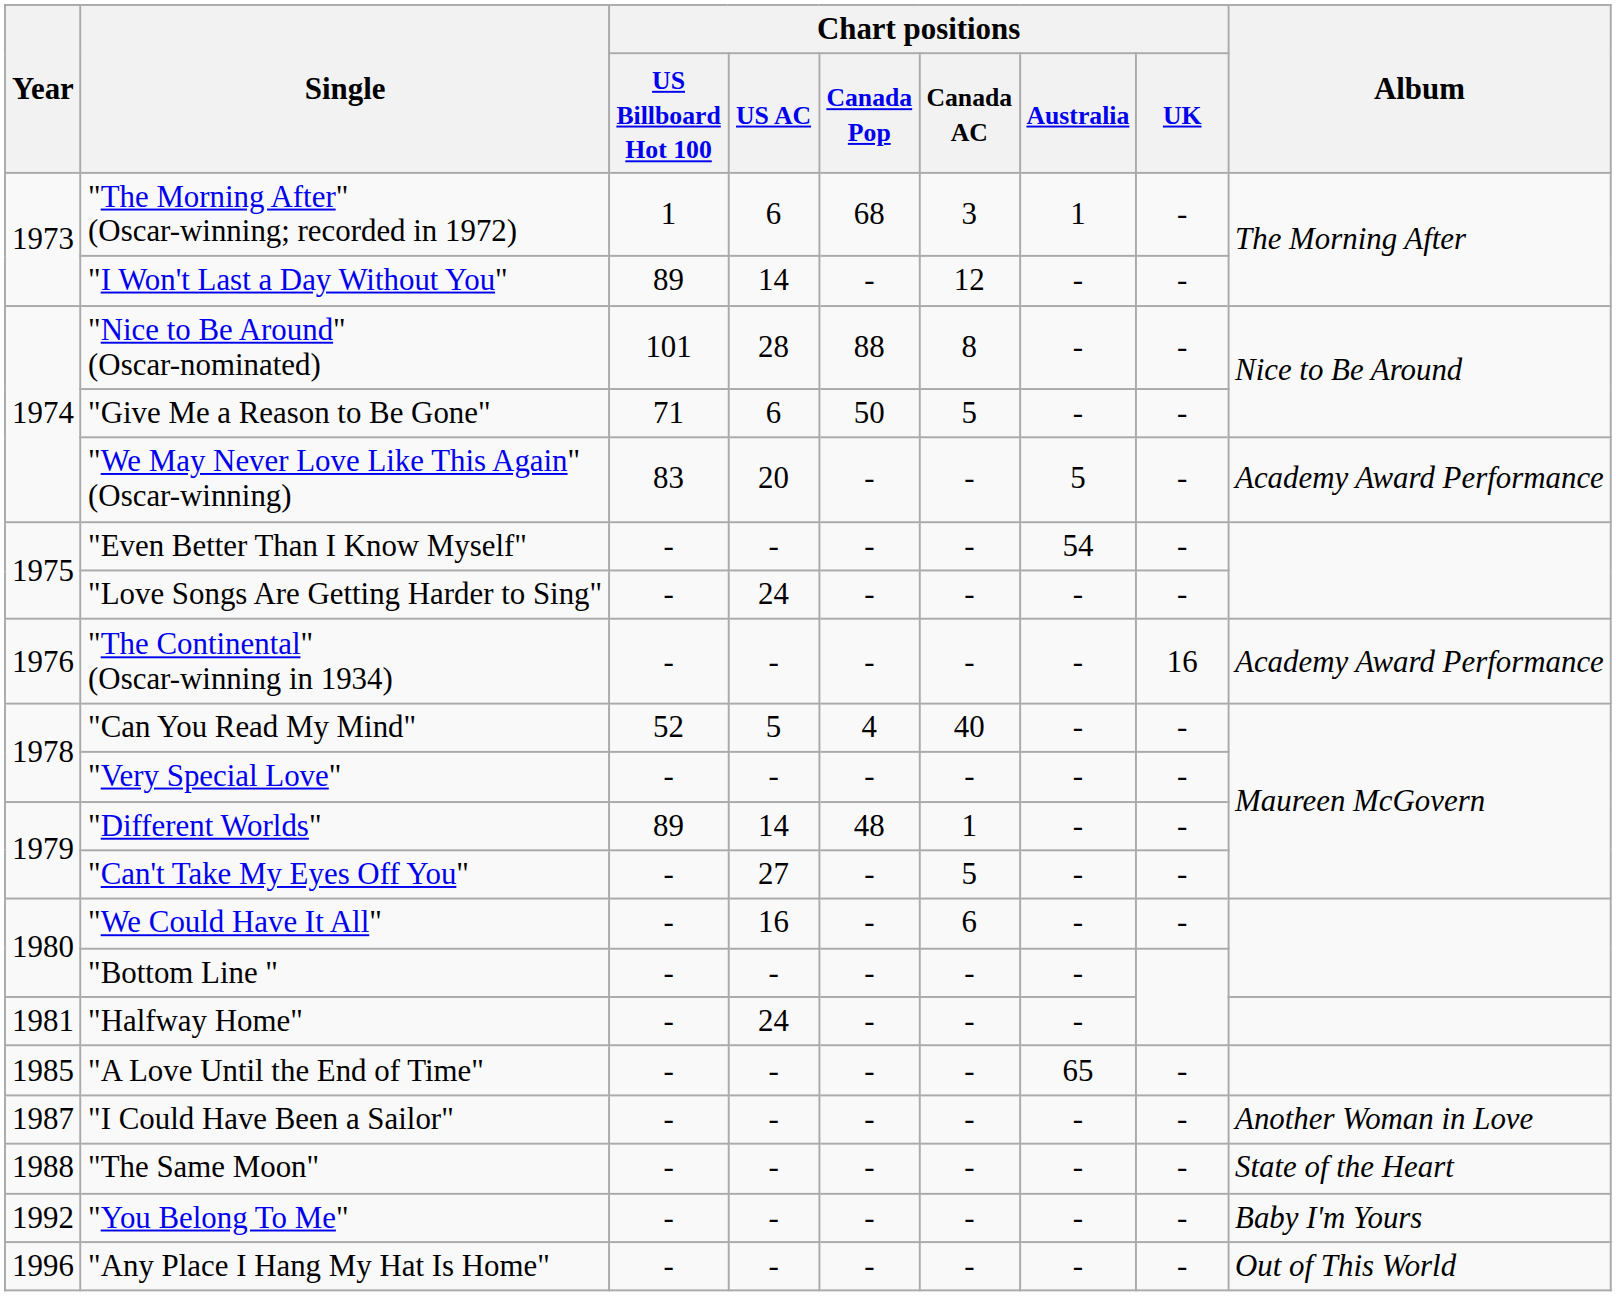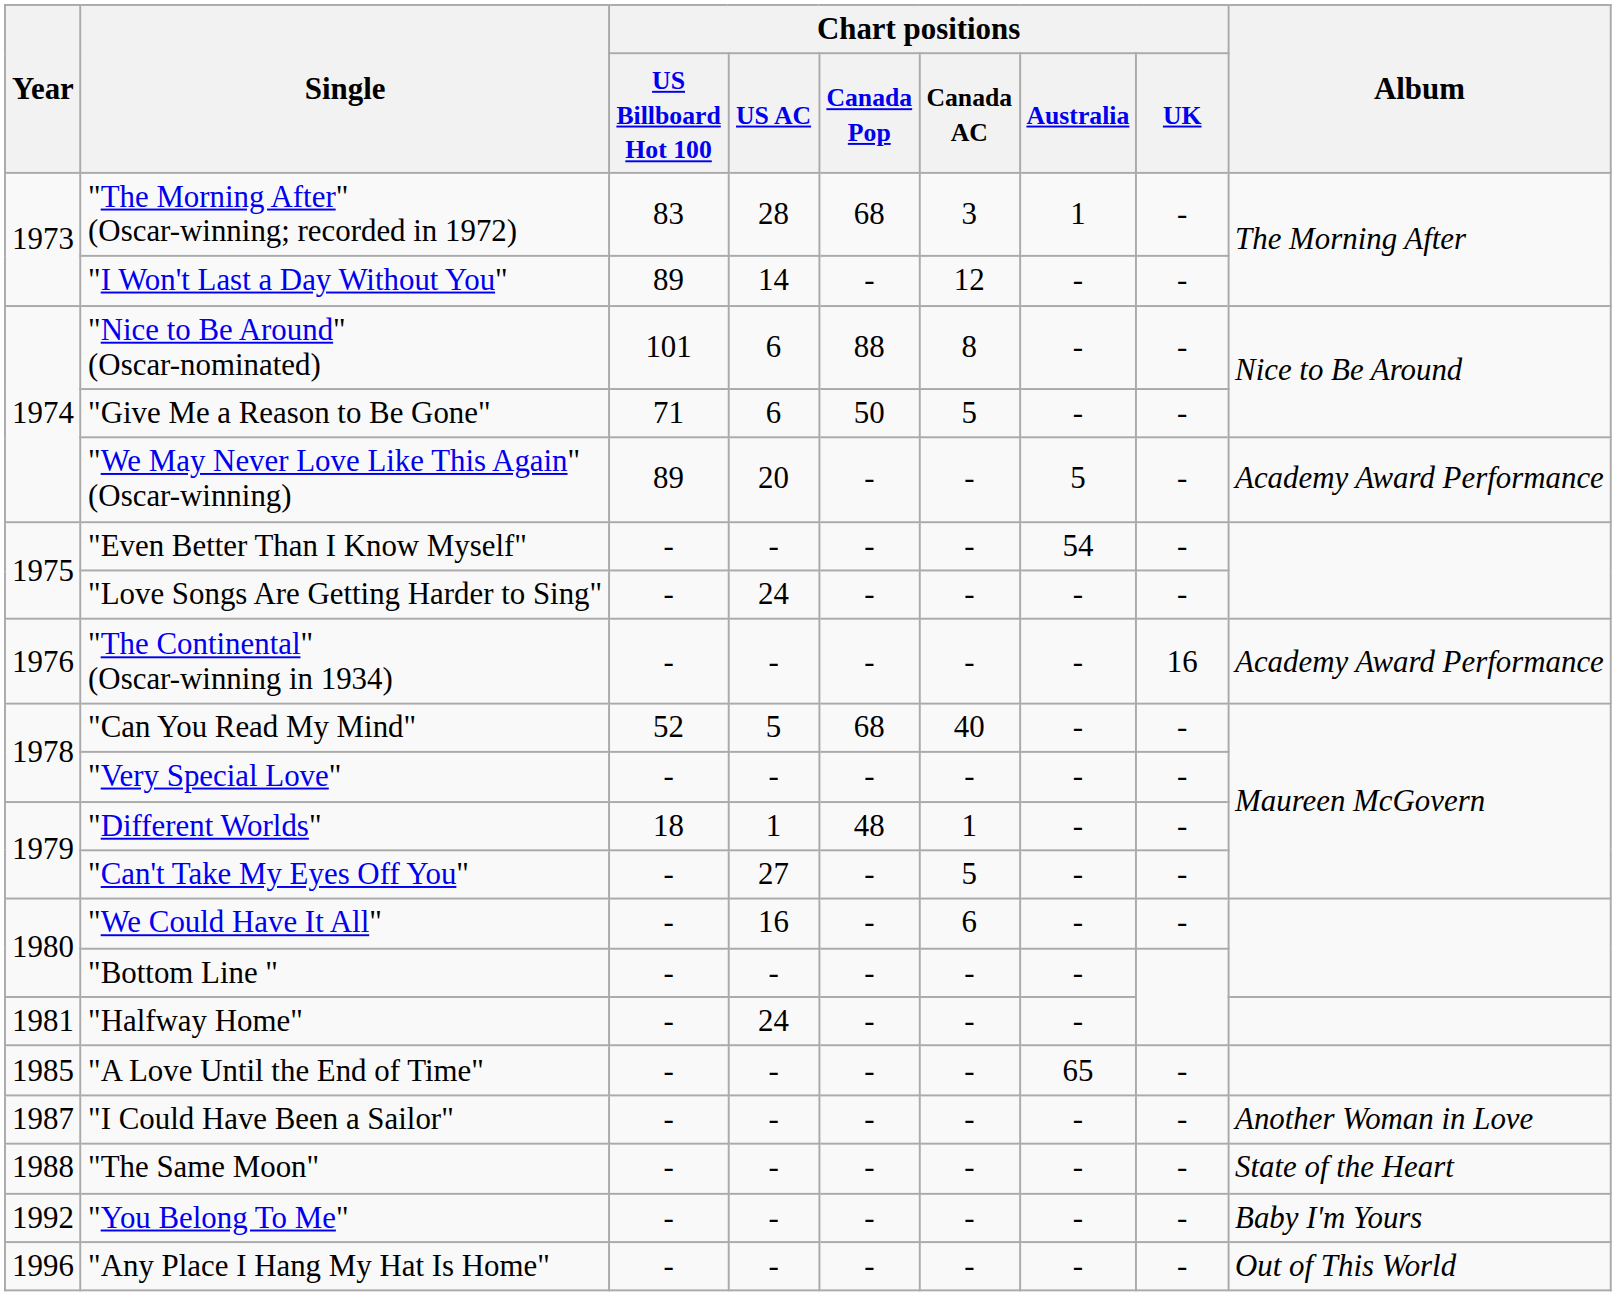(669, 213) 1 -> (669, 213) 83
(774, 213) 6 -> (774, 213) 28
(774, 346) 28 -> (774, 346) 6
(669, 479) 83 -> (669, 479) 89
(869, 727) 4 -> (869, 727) 68
(669, 825) 89 -> (669, 825) 18
(774, 825) 14 -> (774, 825) 1
